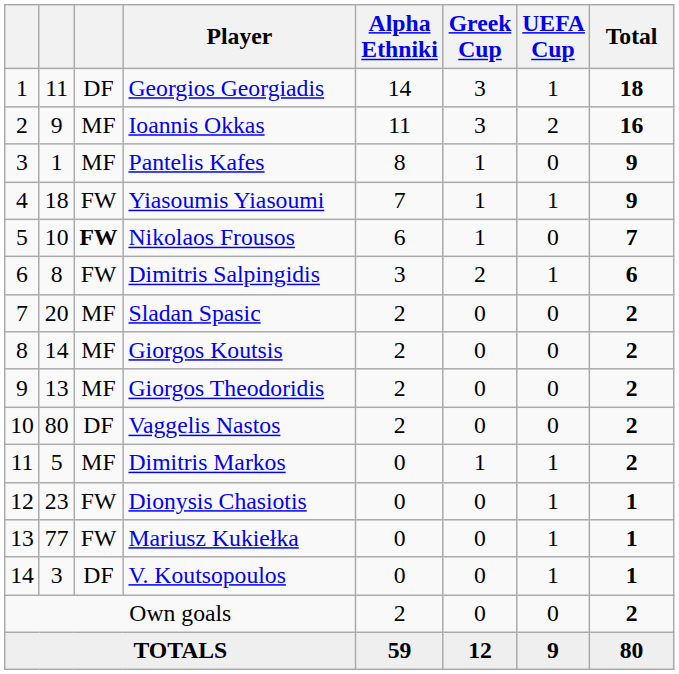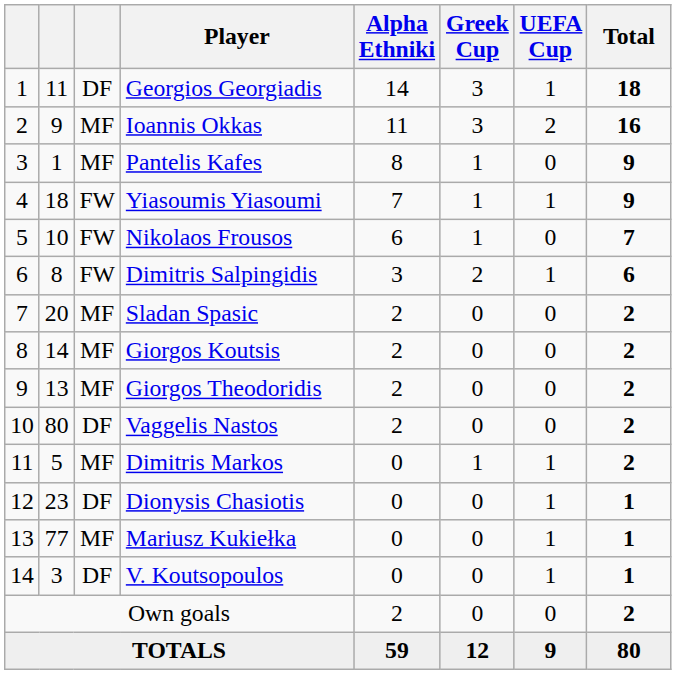(98, 237) bold -> (97, 237) normal
(98, 500) FW -> (97, 500) DF
(98, 538) FW -> (97, 538) MF
